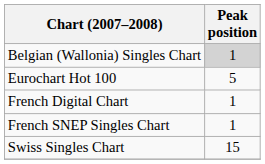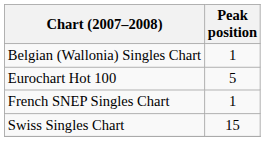(233, 55) lightgrey background -> (233, 55) no background
- row: (68, 101)
